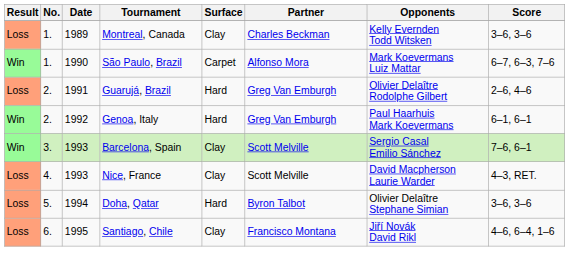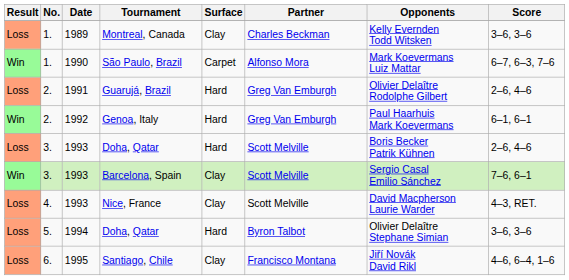+ row: (76, 147)
